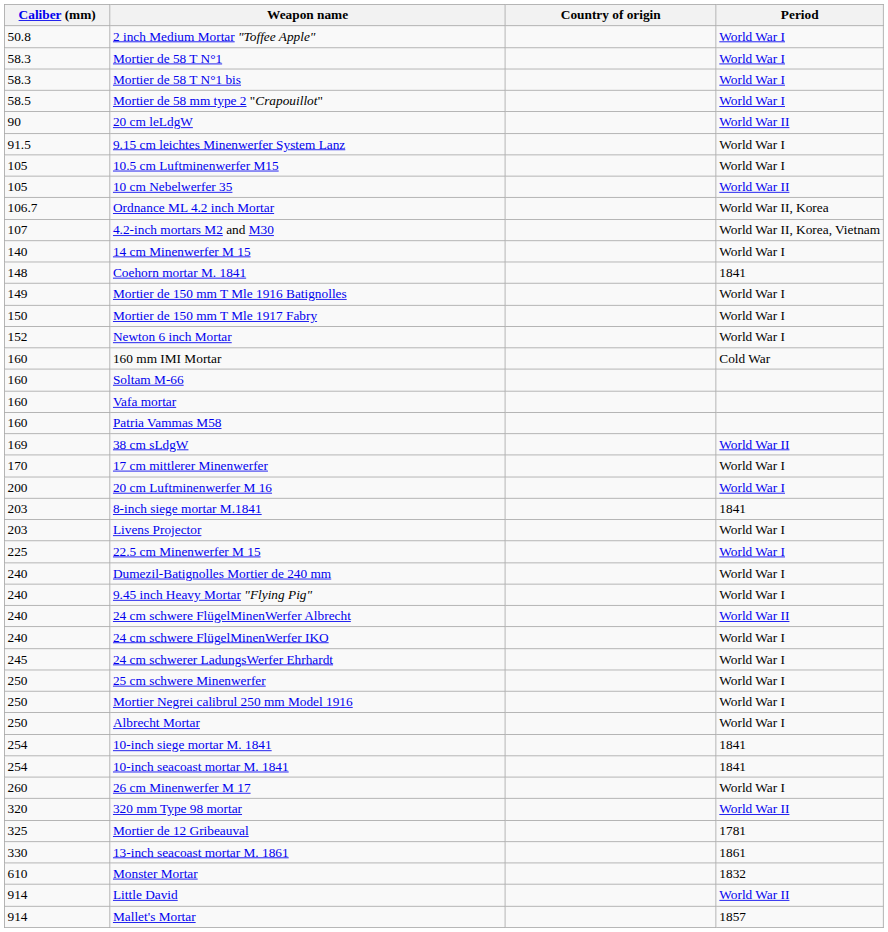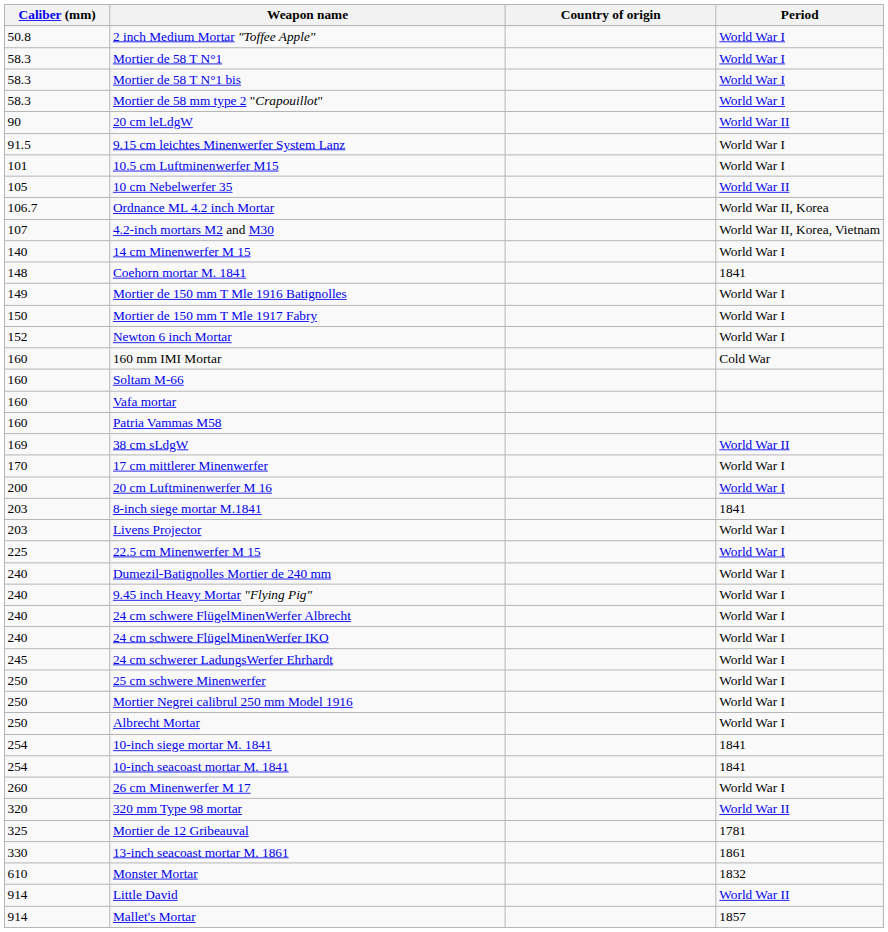(19, 100) 58.5 -> (19, 100) 58.3
(18, 165) 105 -> (18, 165) 101
(754, 615) World War II -> (752, 615) World War I
